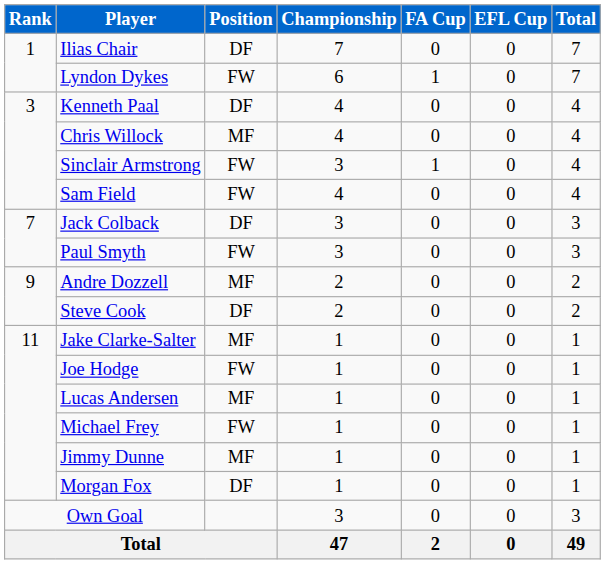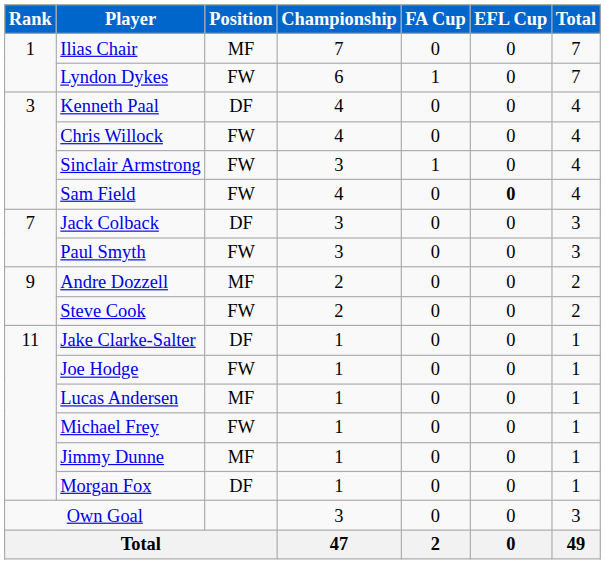(241, 48) DF -> (241, 48) MF
(241, 135) MF -> (241, 135) FW
(511, 194) normal -> (511, 194) bold
(241, 310) DF -> (241, 310) FW
(241, 340) MF -> (241, 340) DF
